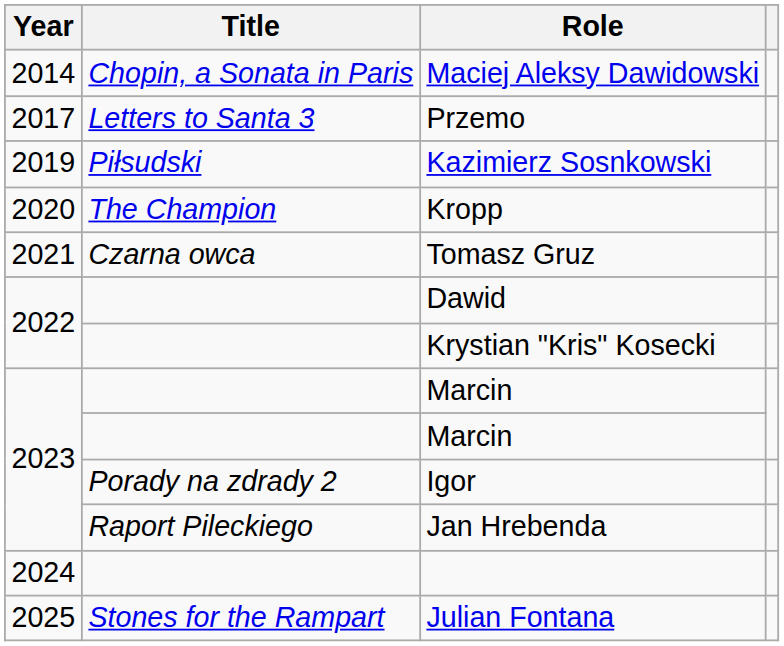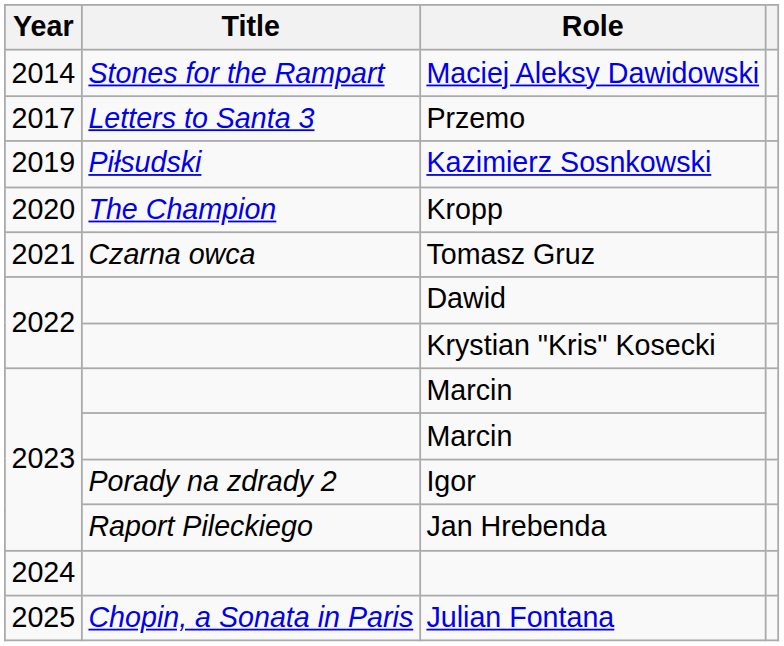(251, 72) Chopin, a Sonata in Paris -> (236, 72) Stones for the Rampart
(236, 617) Stones for the Rampart -> (251, 617) Chopin, a Sonata in Paris
